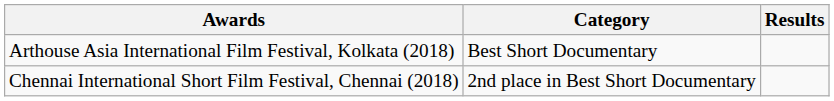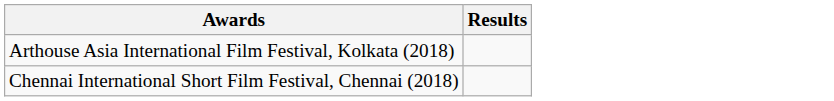- column: (612, 19)
